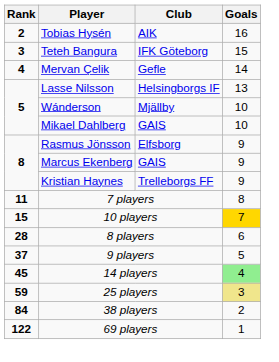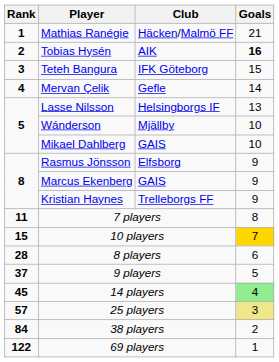+ row: (85, 32)
(241, 32) normal -> (255, 51) bold
(21, 292) 59 -> (21, 310) 57
